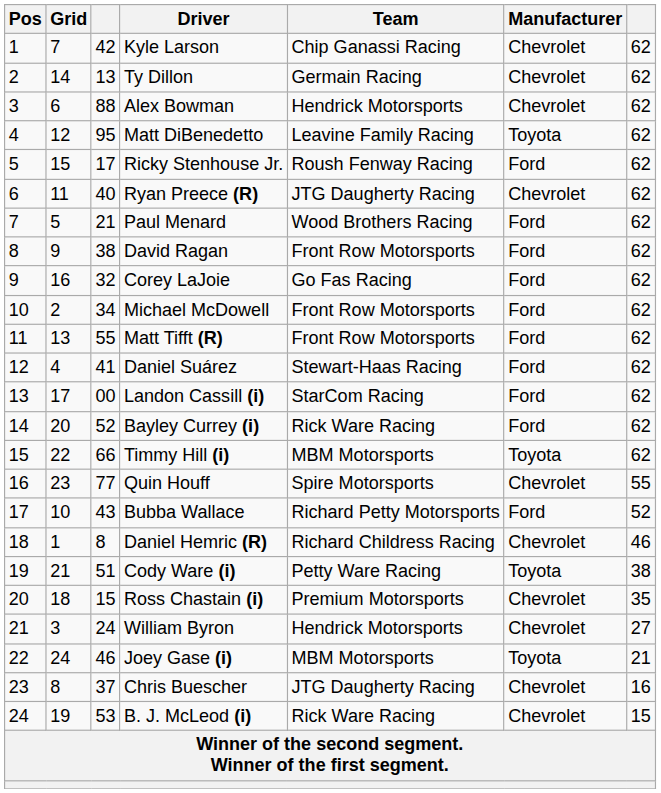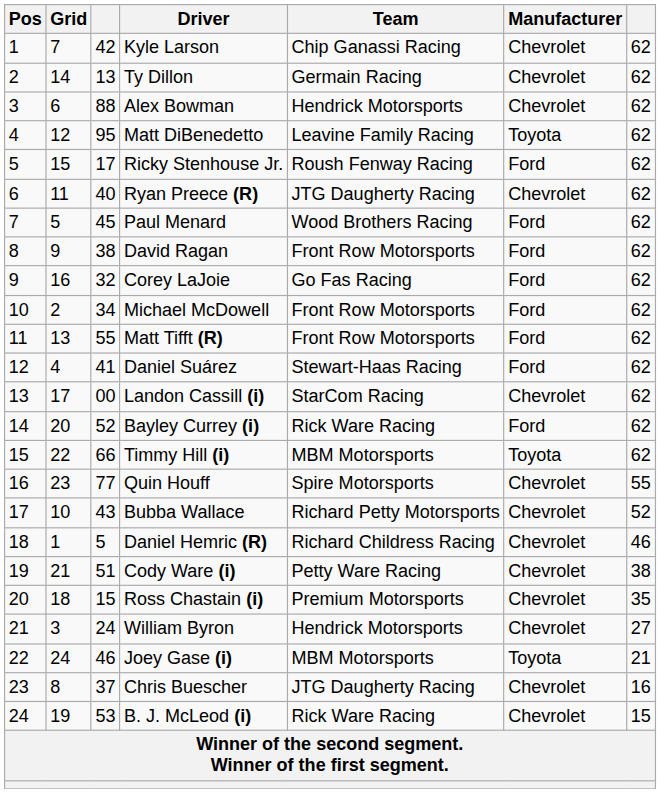(106, 221) 21 -> (106, 221) 45
(527, 396) Ford -> (547, 396) Chevrolet
(527, 512) Ford -> (547, 512) Chevrolet
(101, 541) 8 -> (101, 541) 5
(535, 570) Toyota -> (547, 570) Chevrolet
